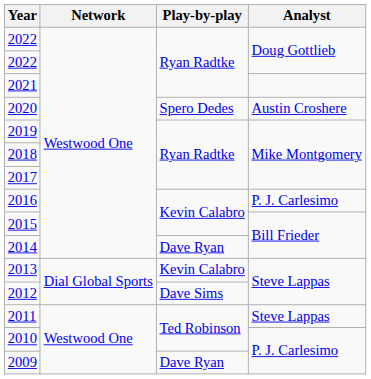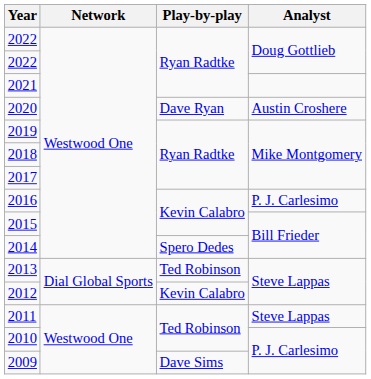(197, 108) Spero Dedes -> (192, 108) Dave Ryan
(192, 246) Dave Ryan -> (197, 246) Spero Dedes
(202, 270) Kevin Calabro -> (200, 270) Ted Robinson
(191, 293) Dave Sims -> (202, 293) Kevin Calabro
(192, 362) Dave Ryan -> (191, 362) Dave Sims
